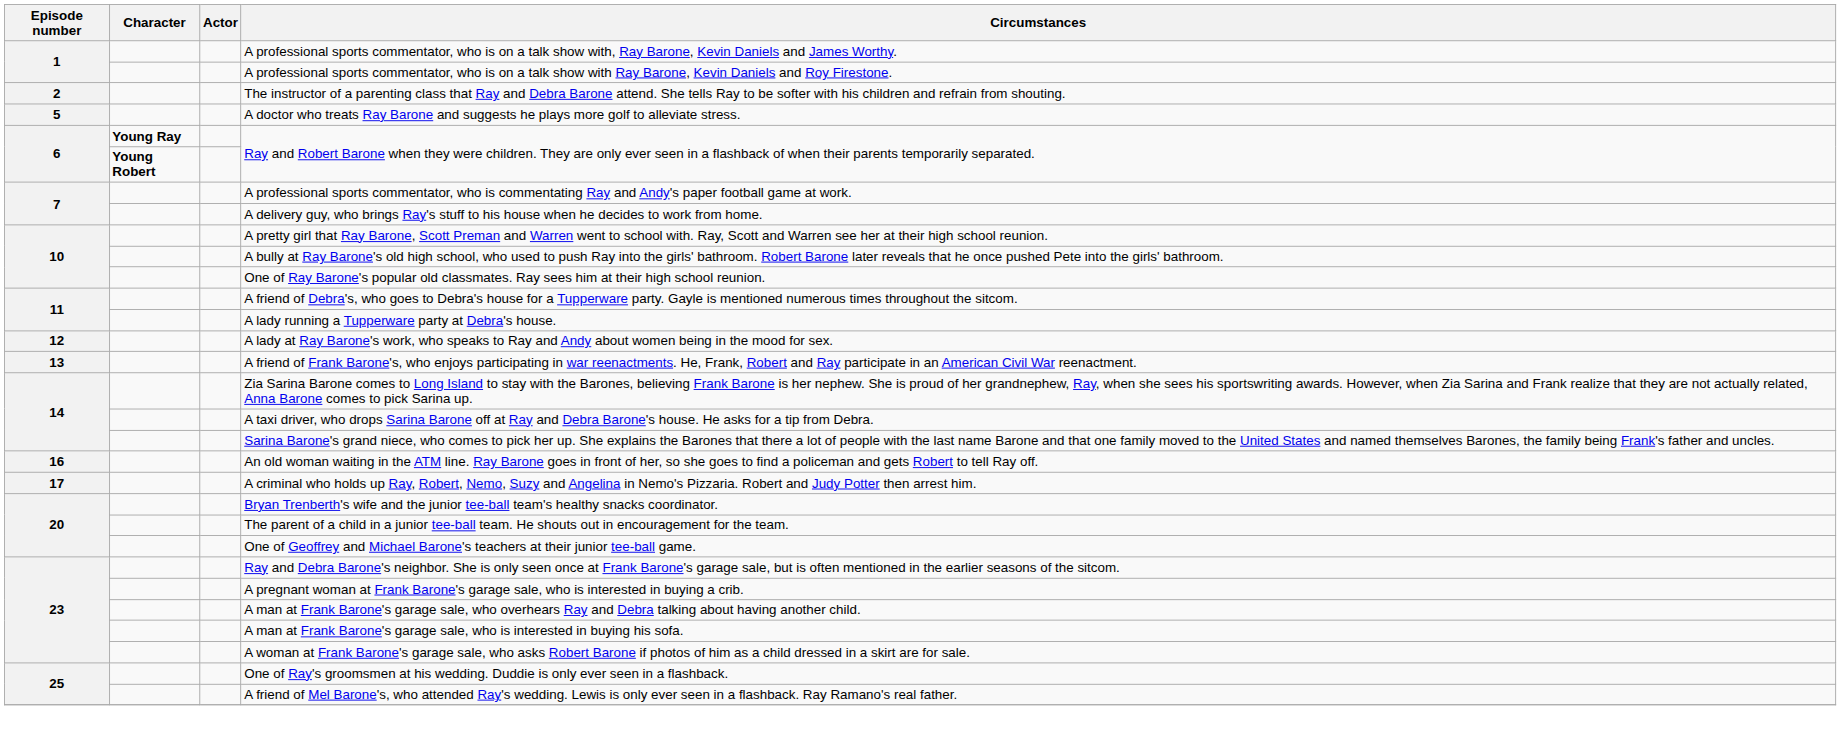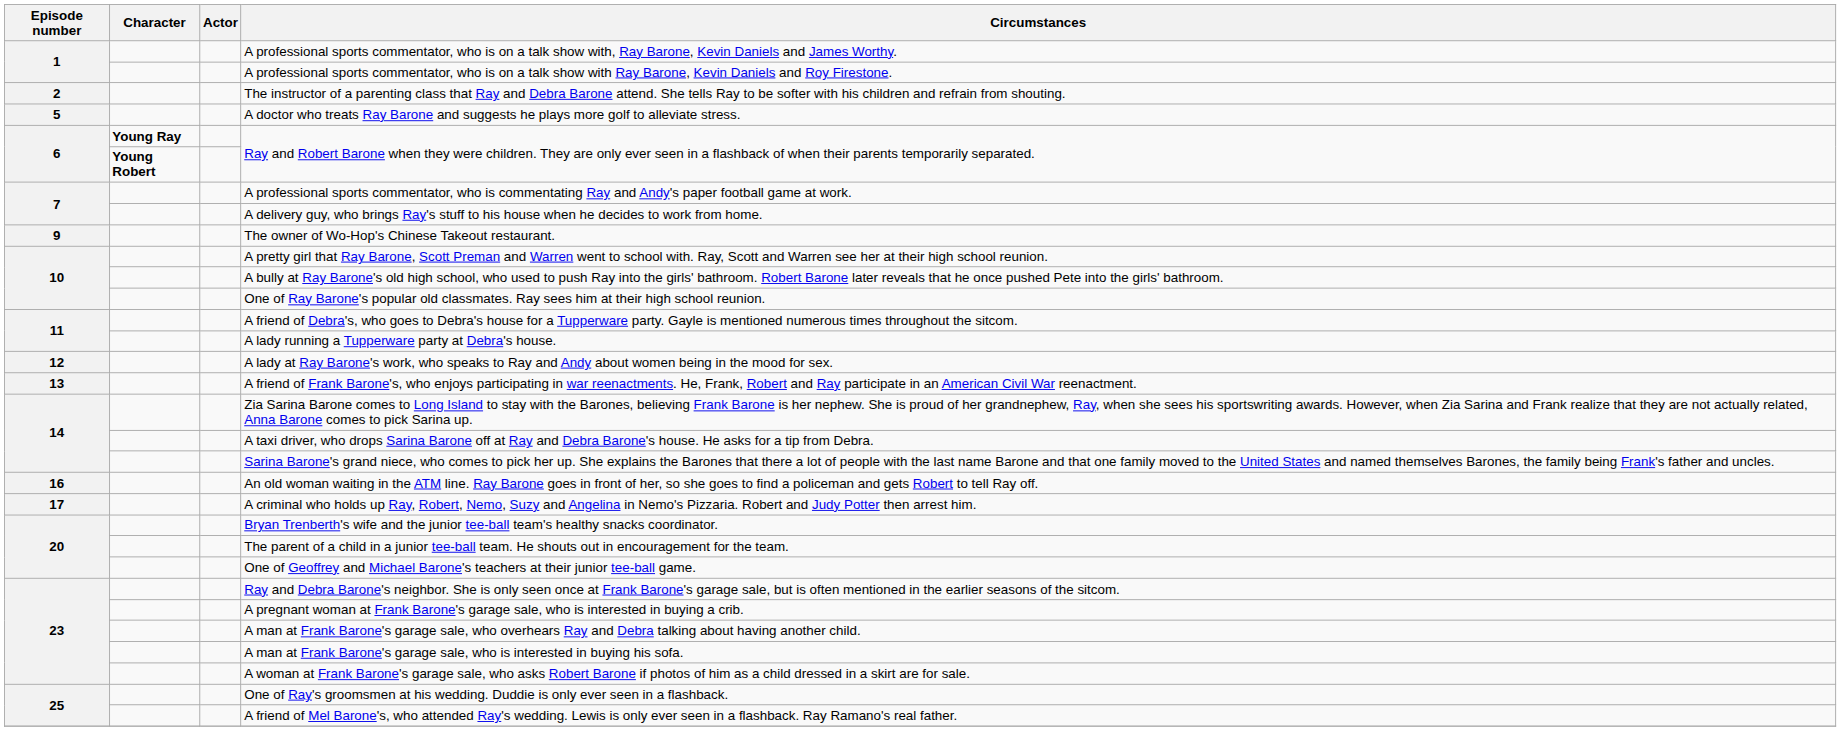+ row: (155, 236)
